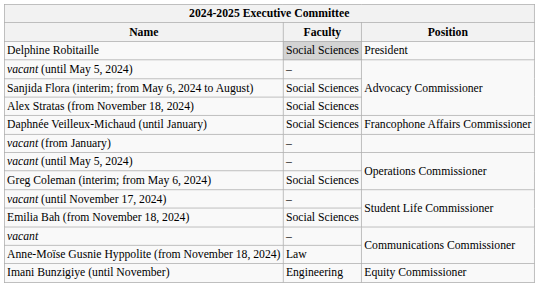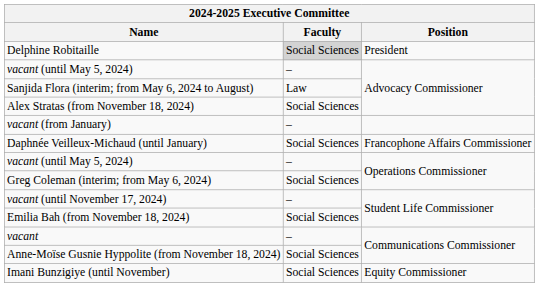(322, 87) Social Sciences -> (296, 87) Law
rows swapped: (107, 124) <-> (59, 143)
(296, 254) Law -> (322, 254) Social Sciences
(314, 273) Engineering -> (322, 273) Social Sciences
